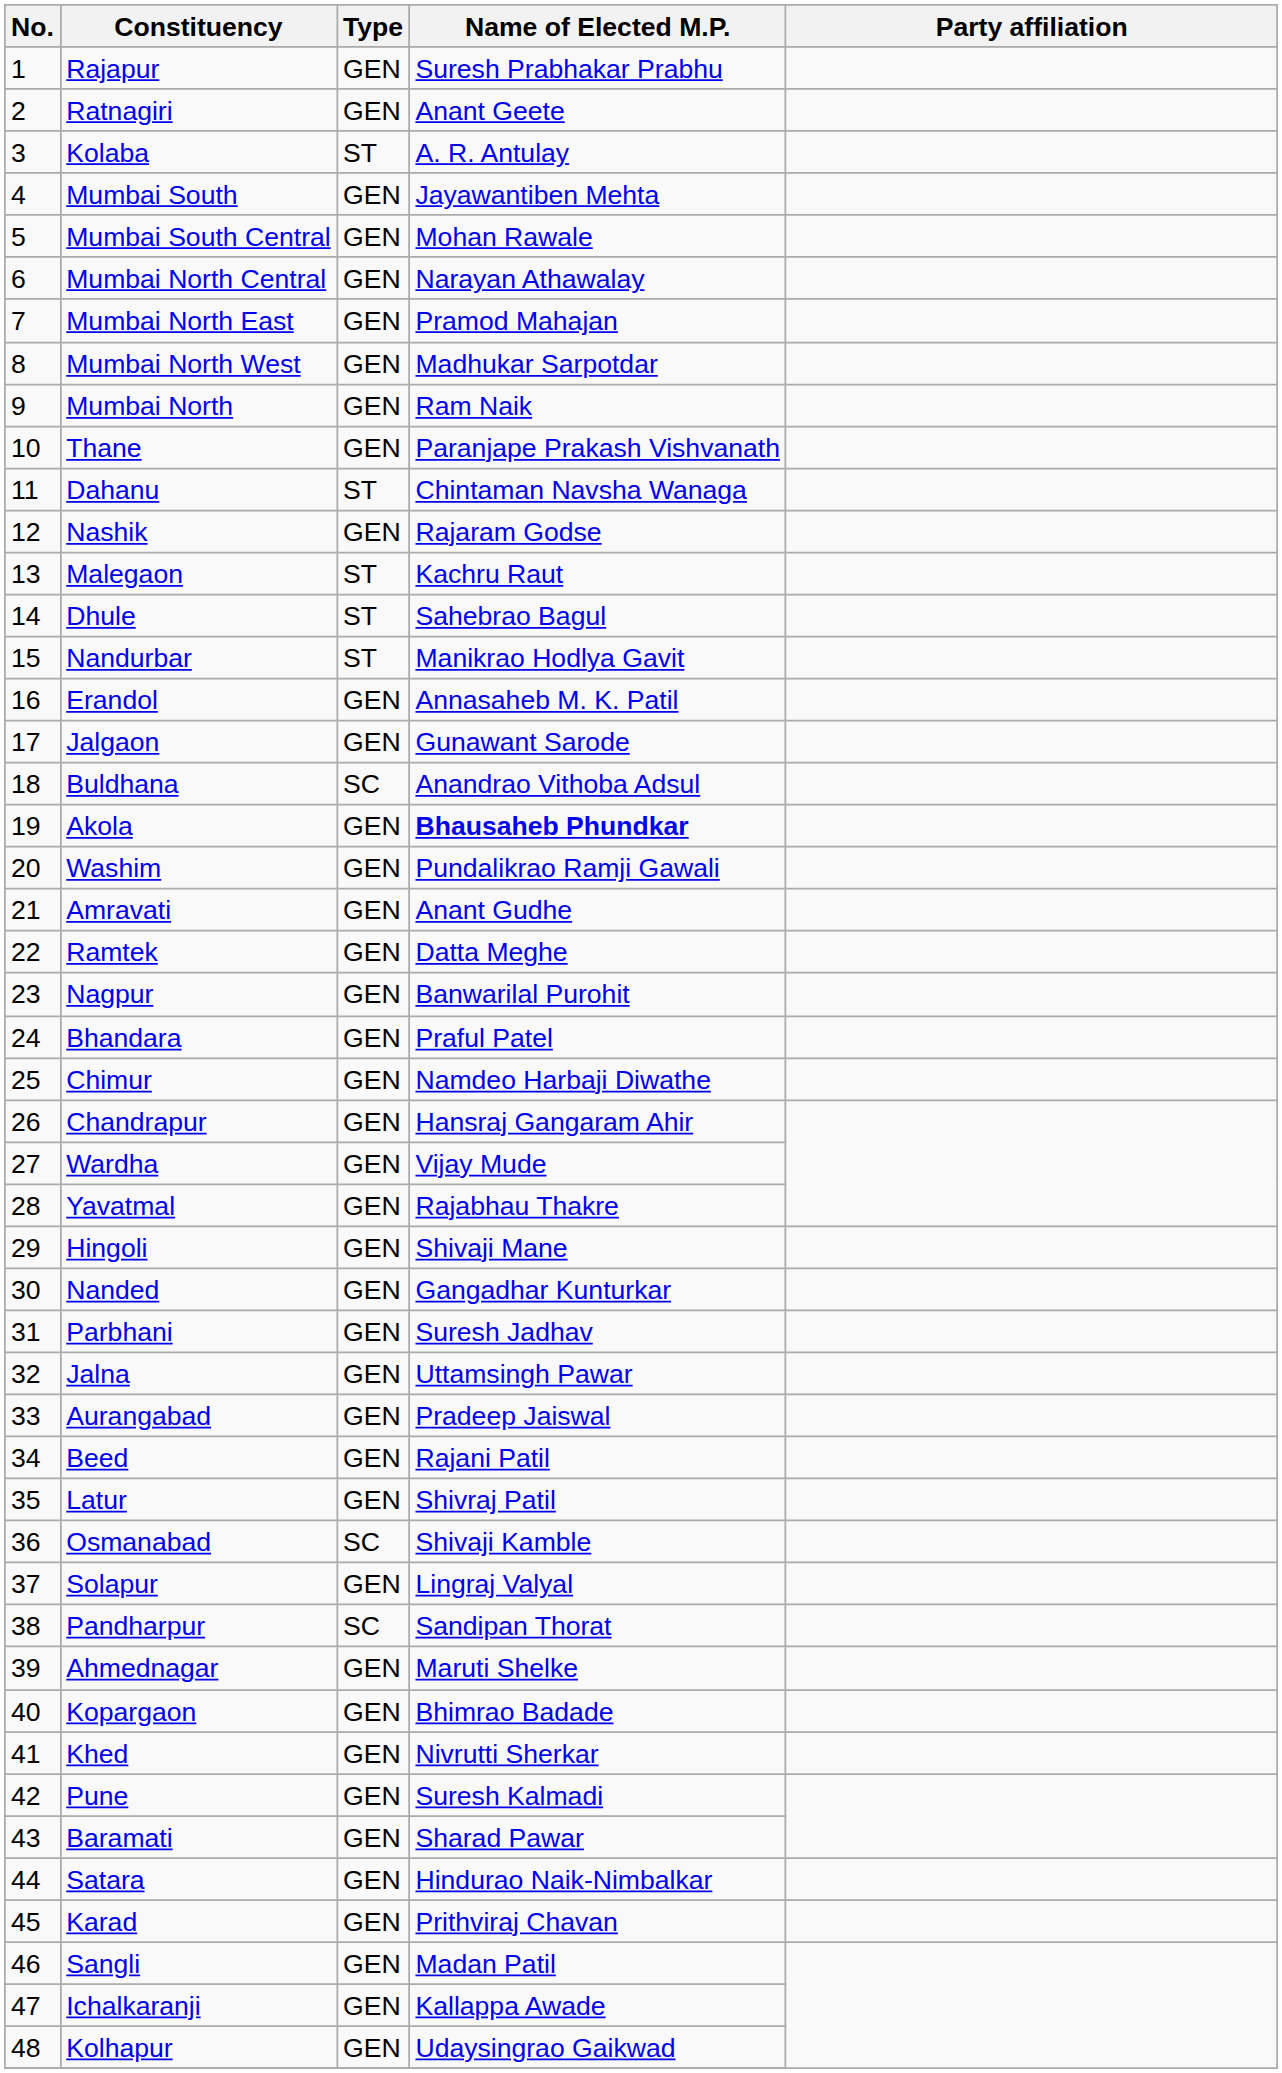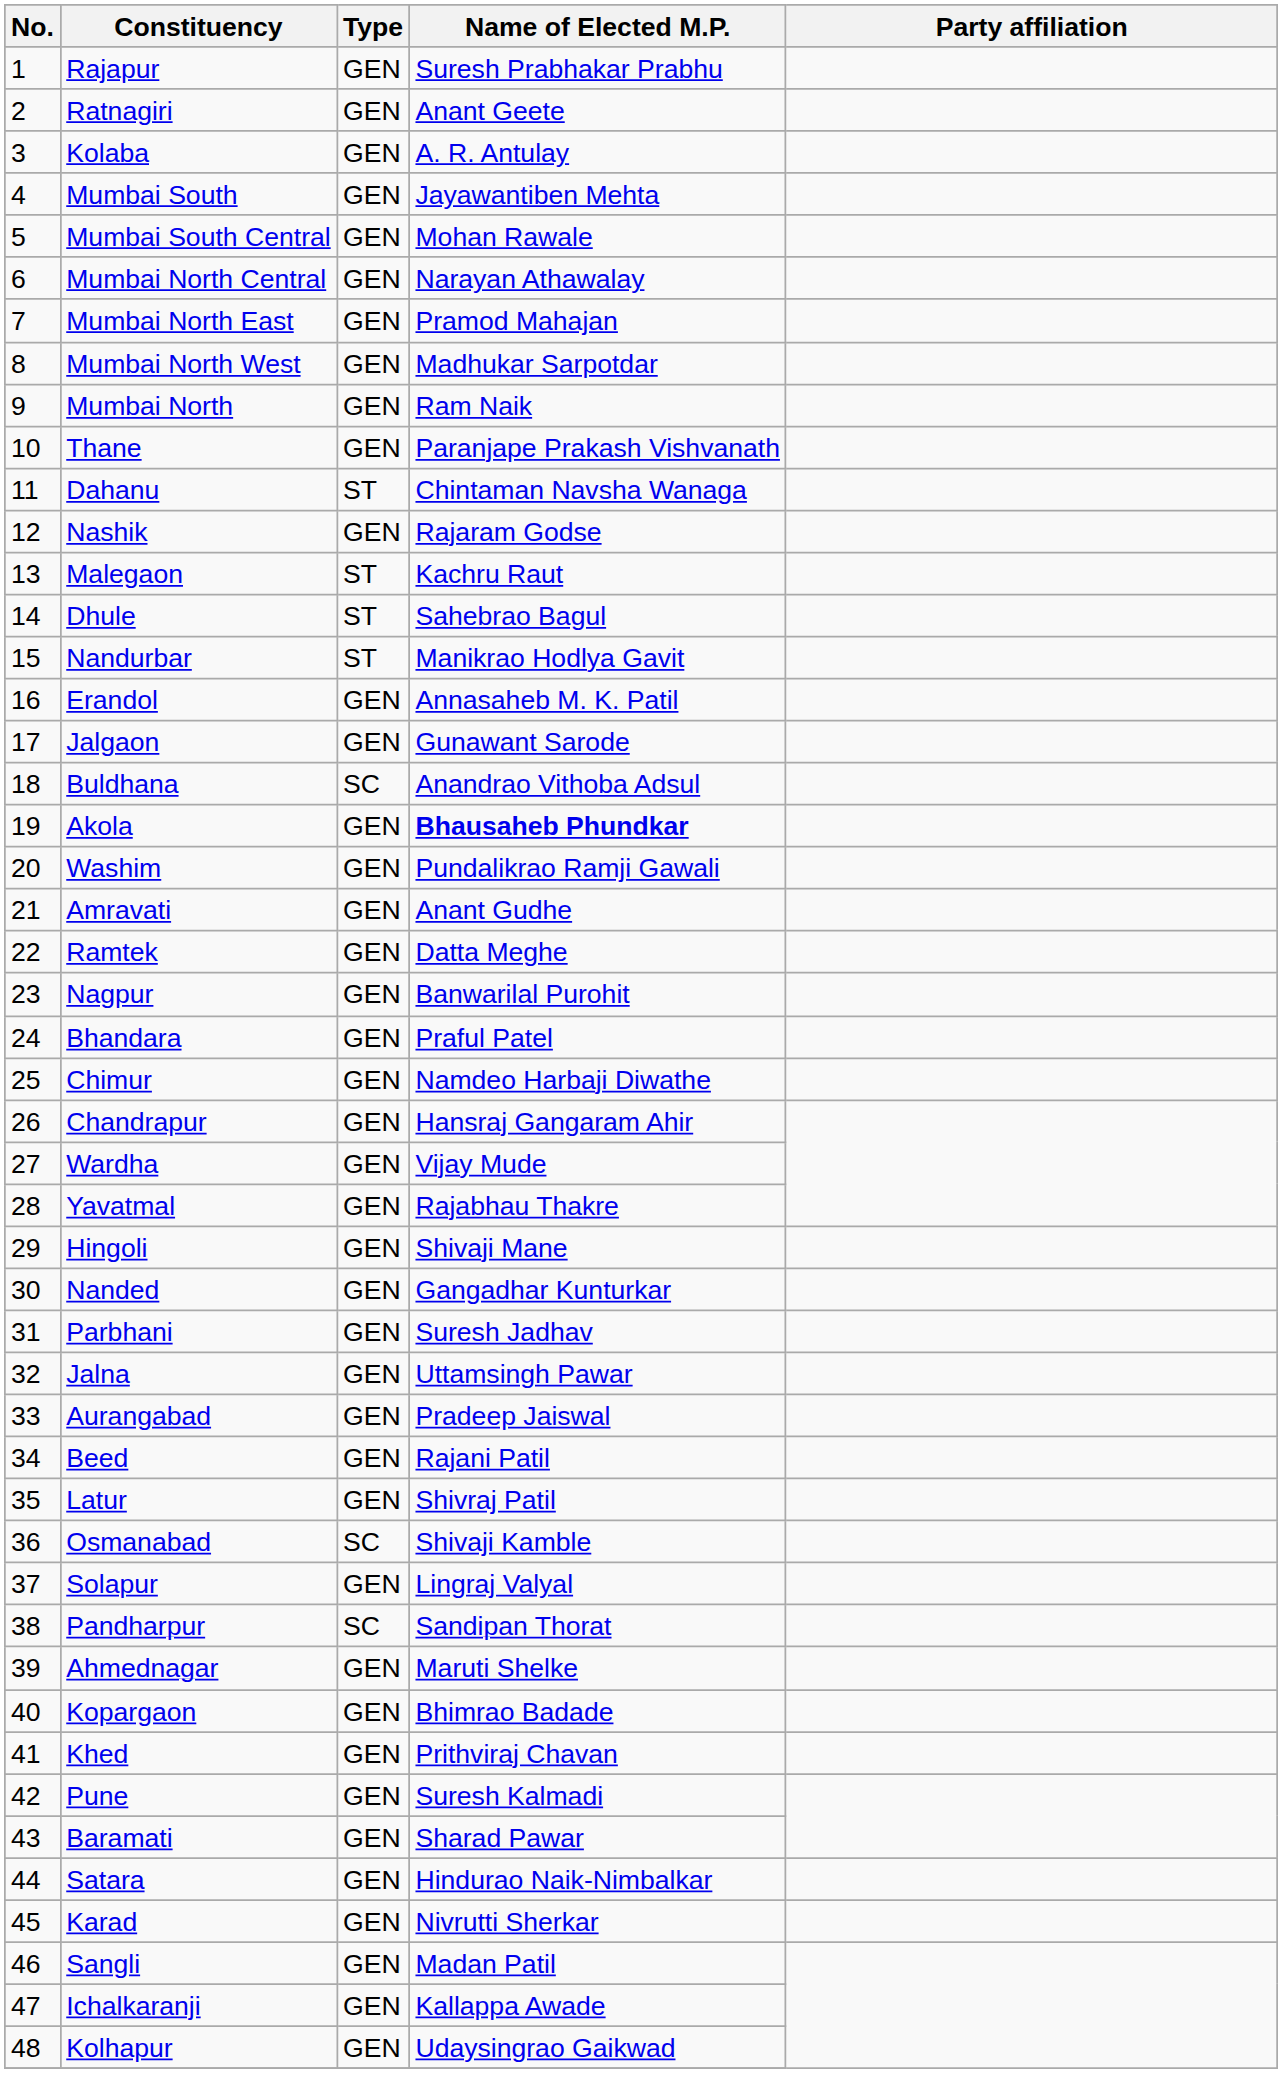(360, 152) ST -> (372, 152) GEN
(507, 1753) Nivrutti Sherkar -> (517, 1753) Prithviraj Chavan
(517, 1921) Prithviraj Chavan -> (507, 1921) Nivrutti Sherkar
